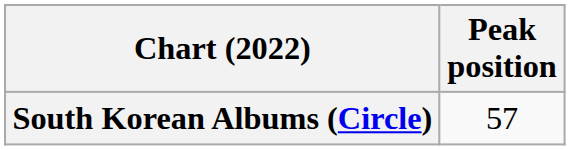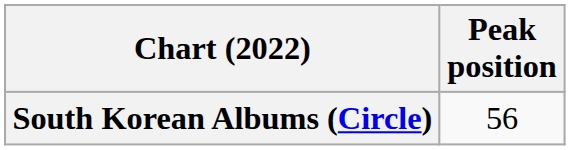(502, 117) 57 -> (502, 117) 56
